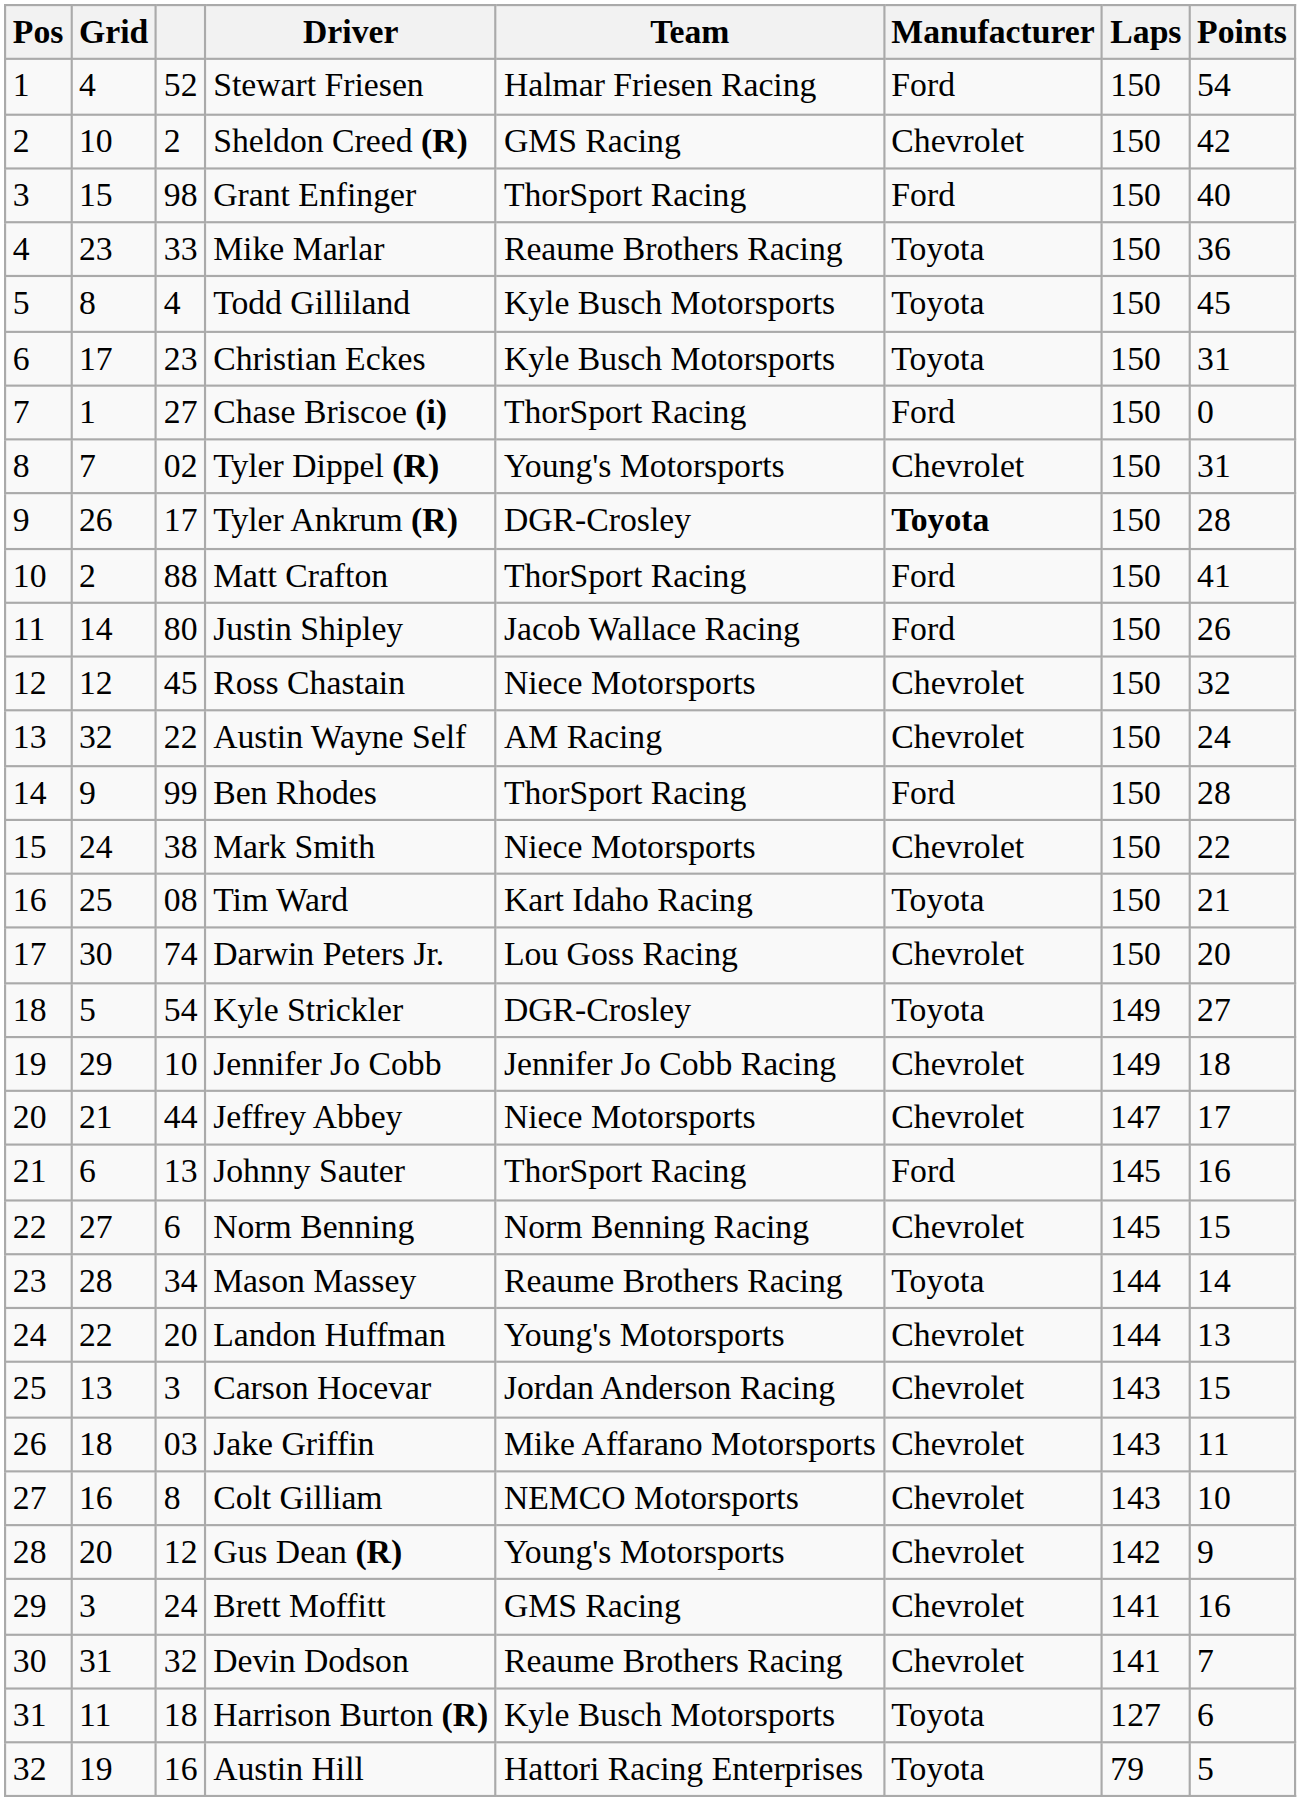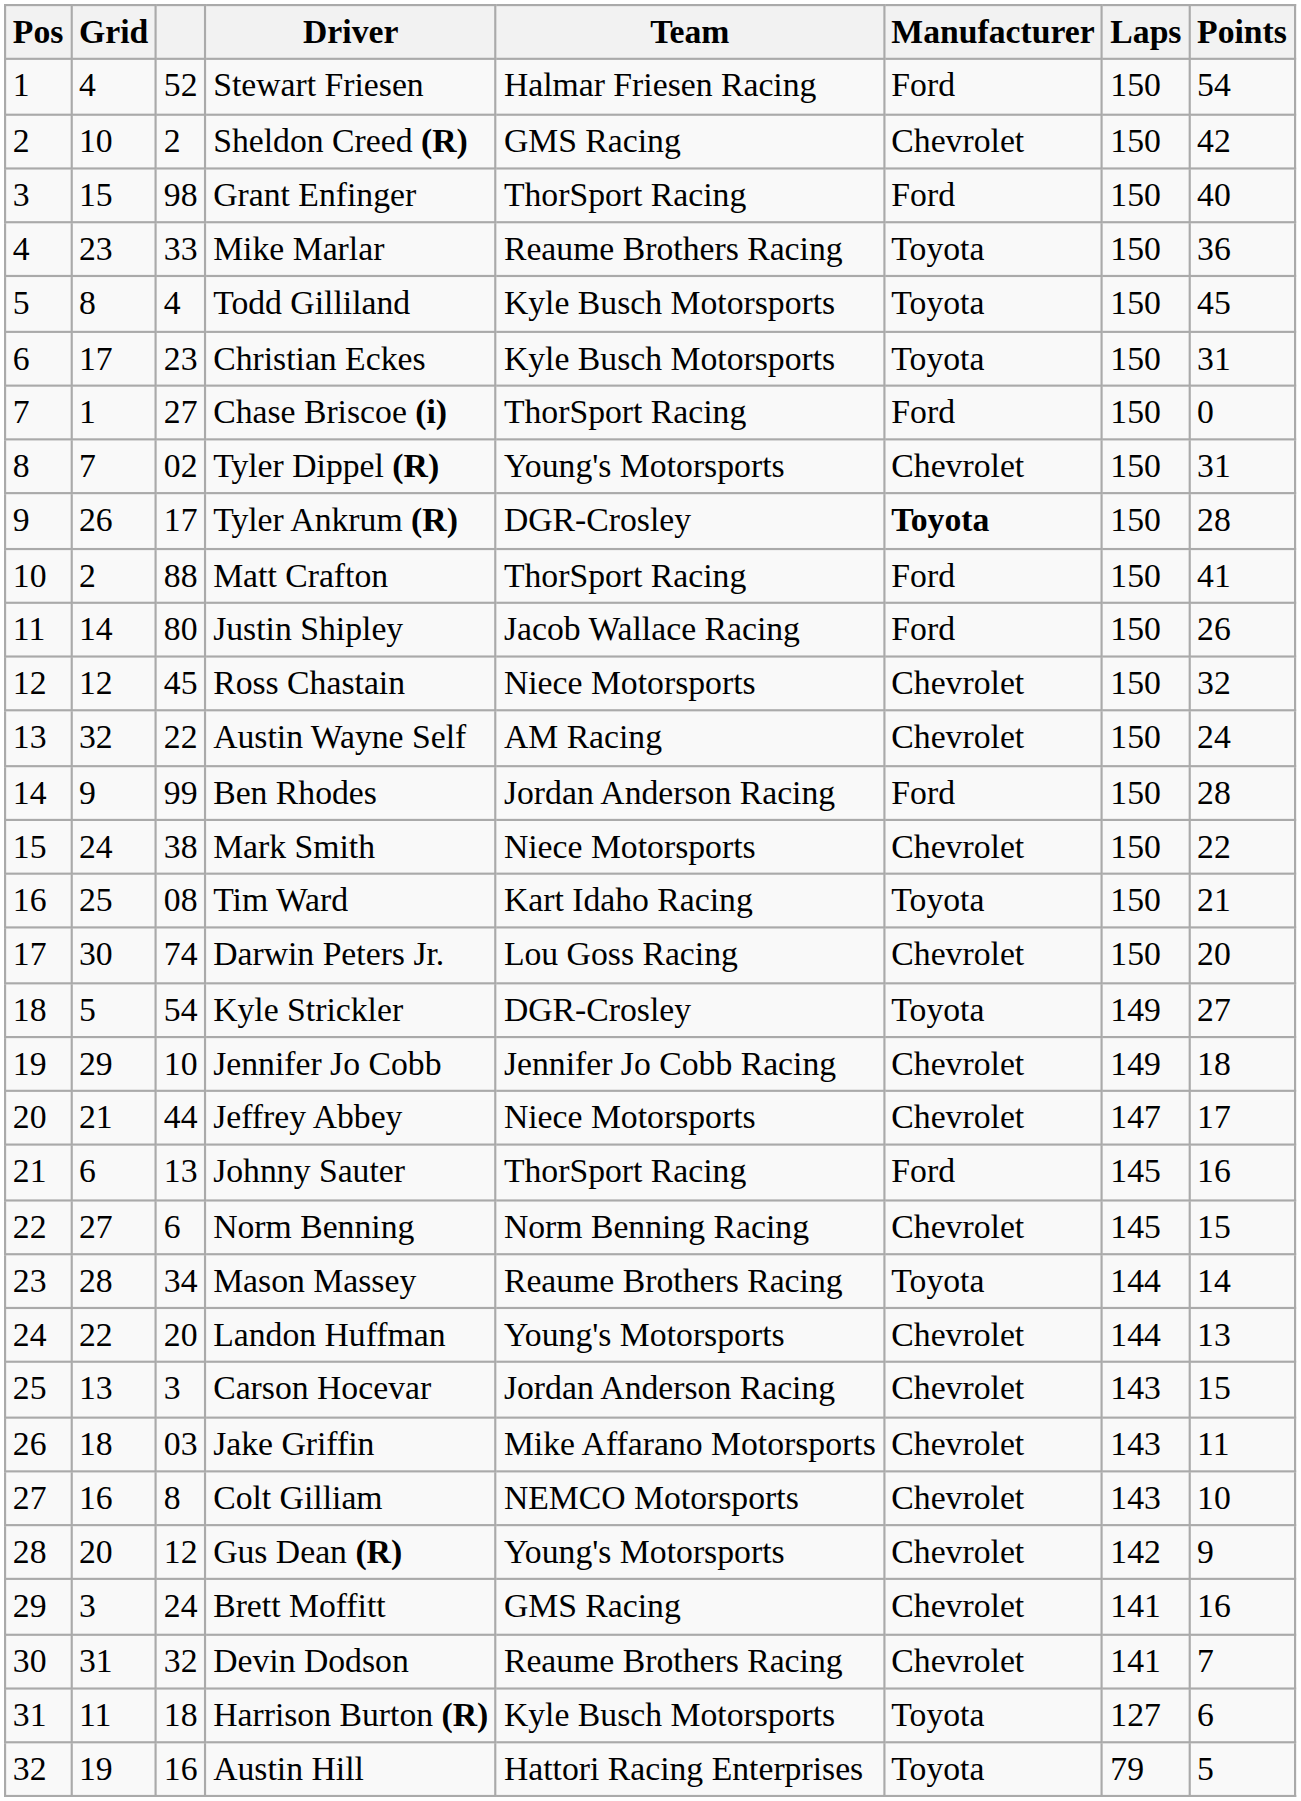(625, 791) ThorSport Racing -> (670, 791) Jordan Anderson Racing
